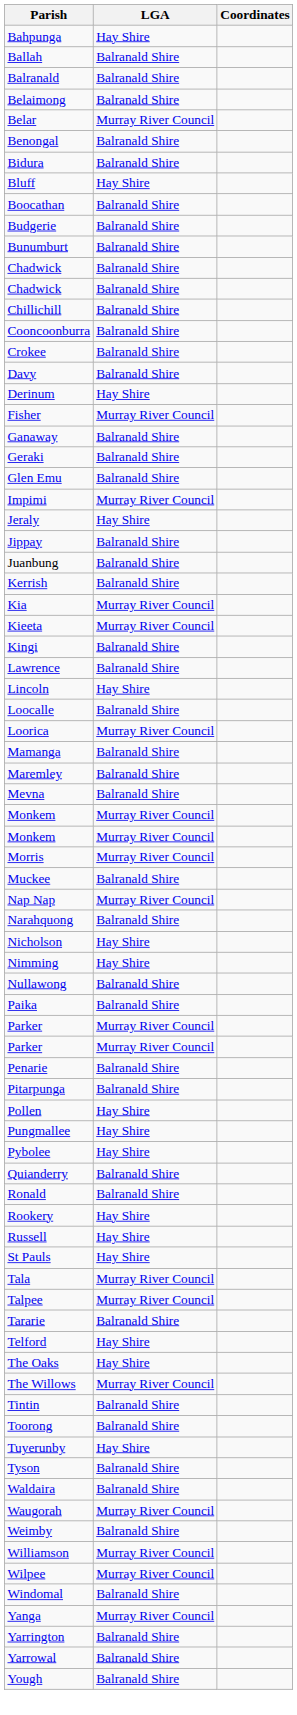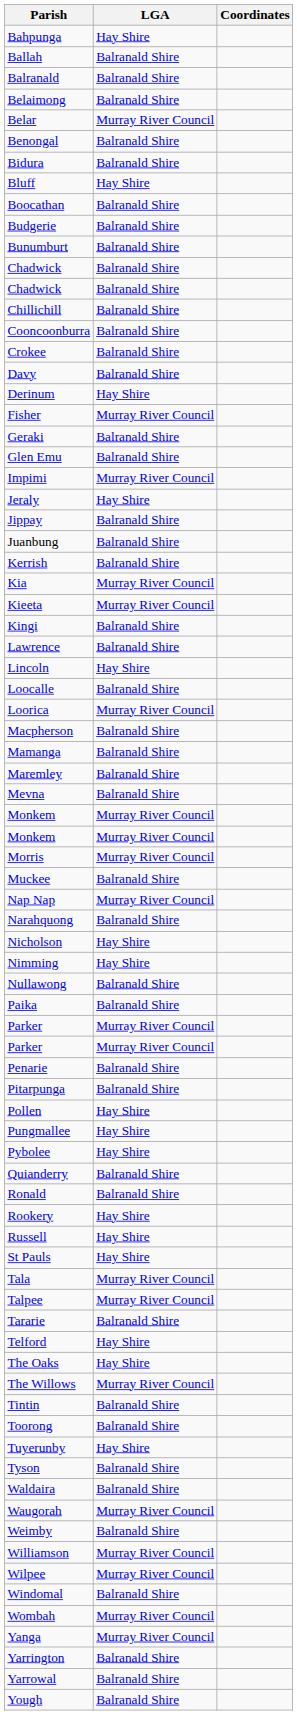- row: (33, 436)
+ row: (40, 731)
+ row: (31, 1615)
